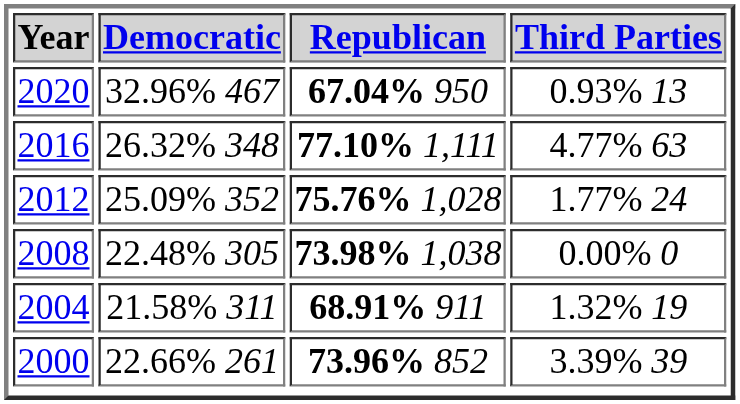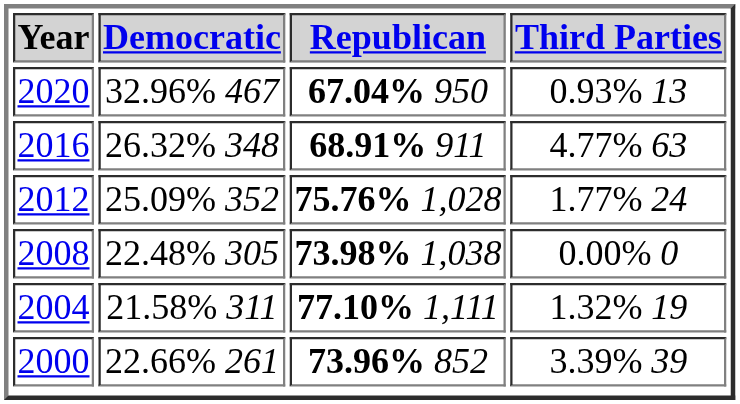(398, 145) 77.10% 1,111 -> (398, 145) 68.91% 911
(398, 307) 68.91% 911 -> (398, 307) 77.10% 1,111
